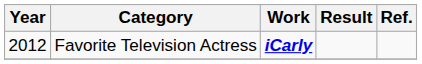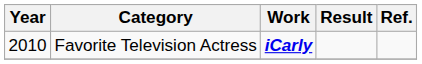(28, 45) 2012 -> (28, 45) 2010
